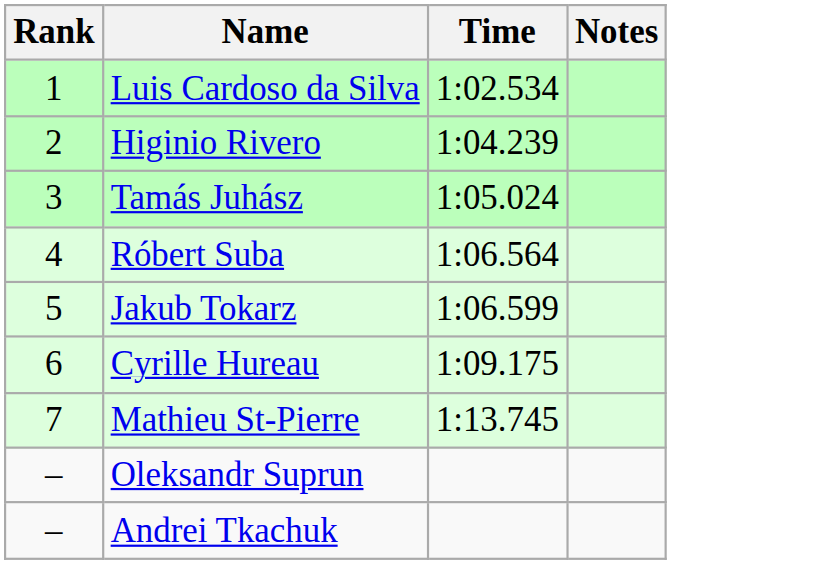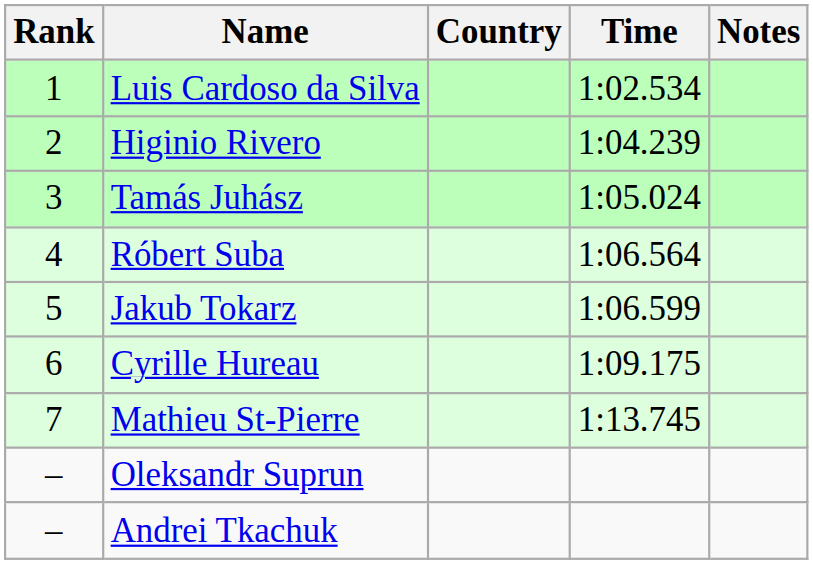+ column: (499, 32)
